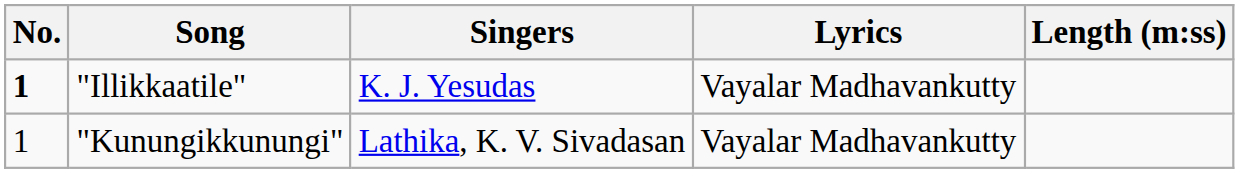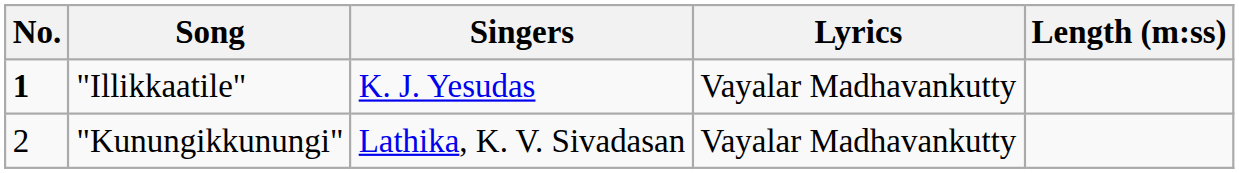(21, 140) 1 -> (21, 140) 2
